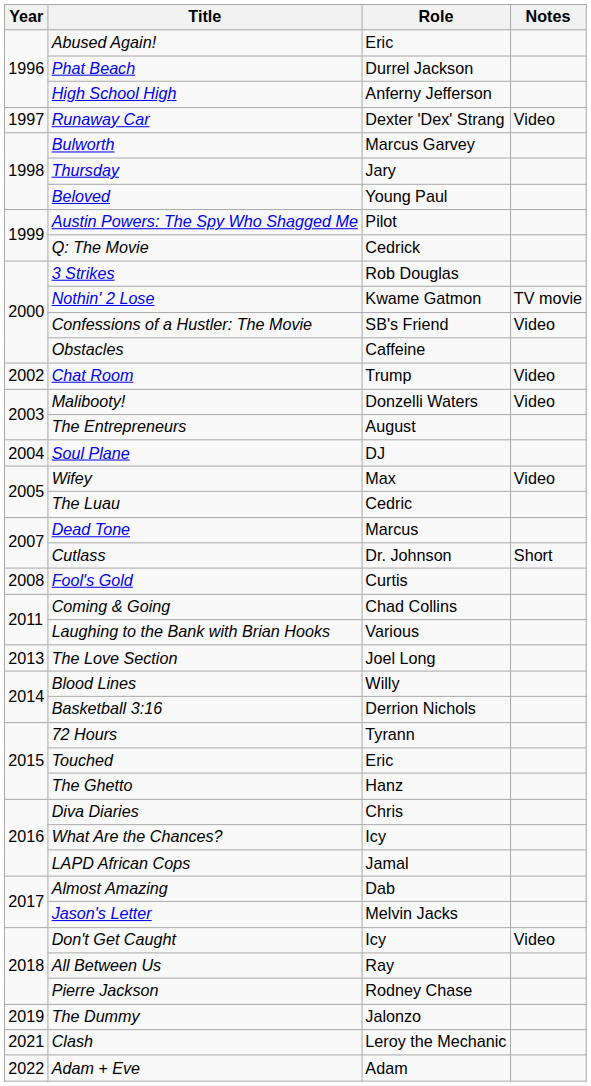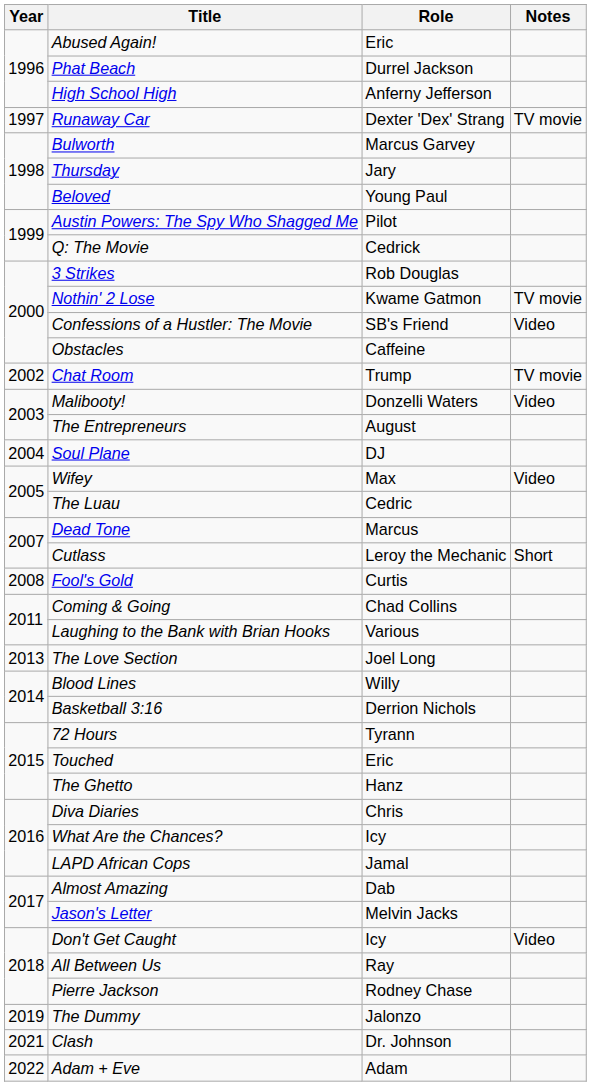(534, 119) Video -> (548, 119) TV movie
(534, 376) Video -> (548, 376) TV movie
(408, 555) Dr. Johnson -> (436, 555) Leroy the Mechanic
(436, 1042) Leroy the Mechanic -> (408, 1042) Dr. Johnson
